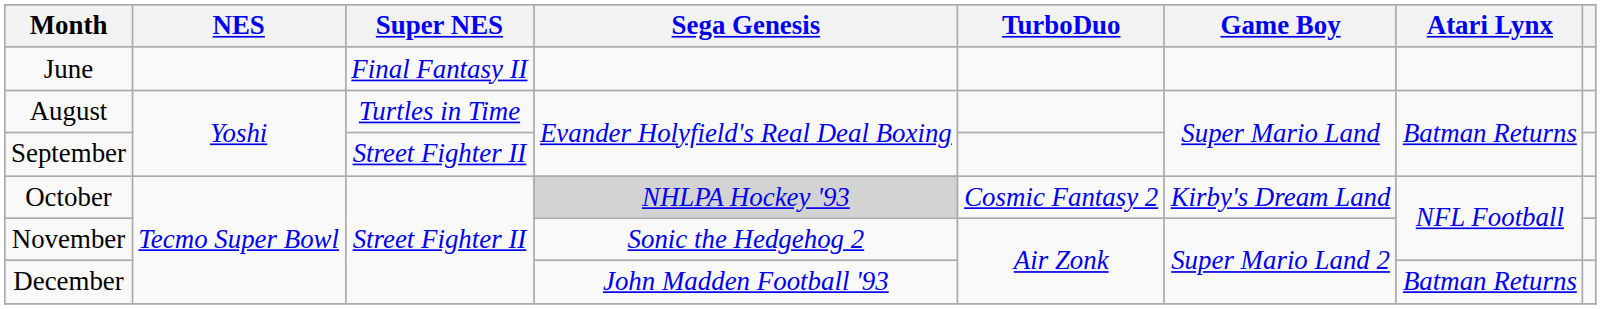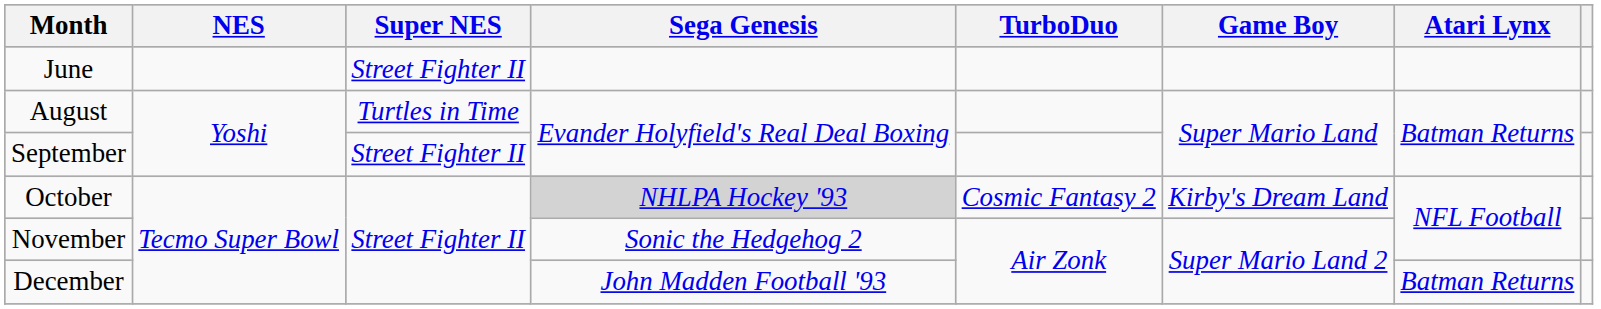(439, 68) Final Fantasy II -> (438, 68) Street Fighter II
